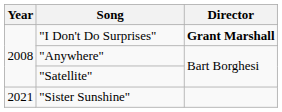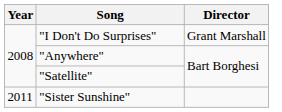(231, 35) bold -> (226, 35) normal
(20, 96) 2021 -> (20, 96) 2011
